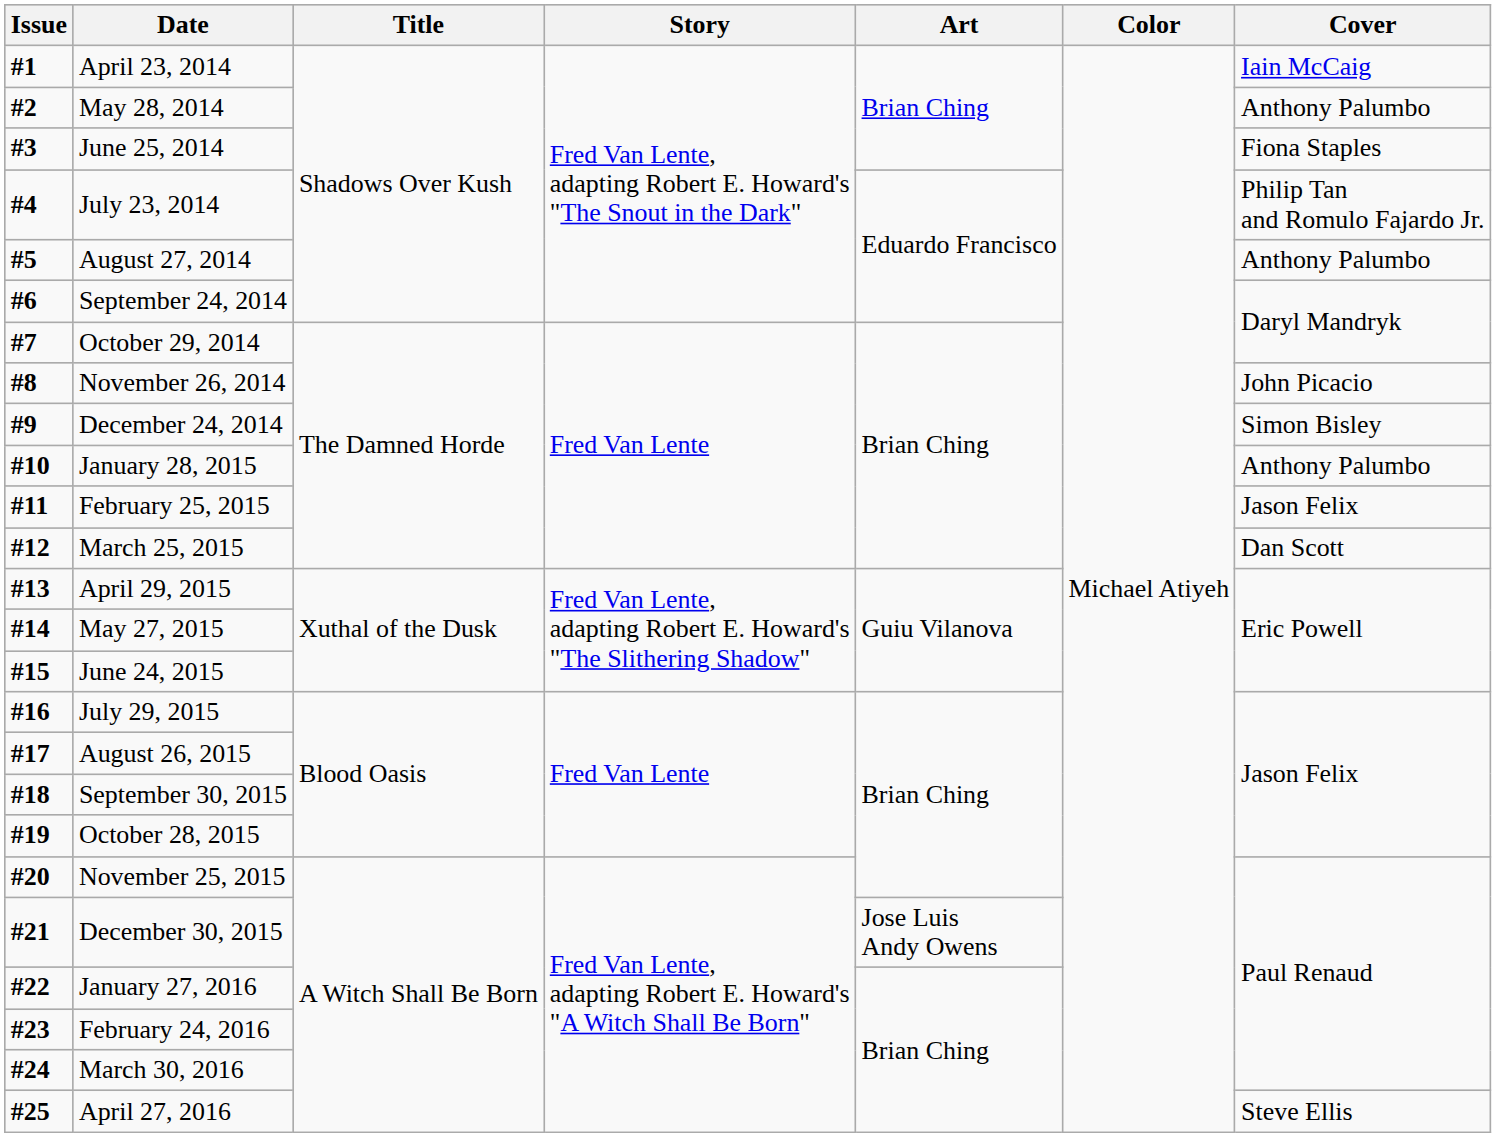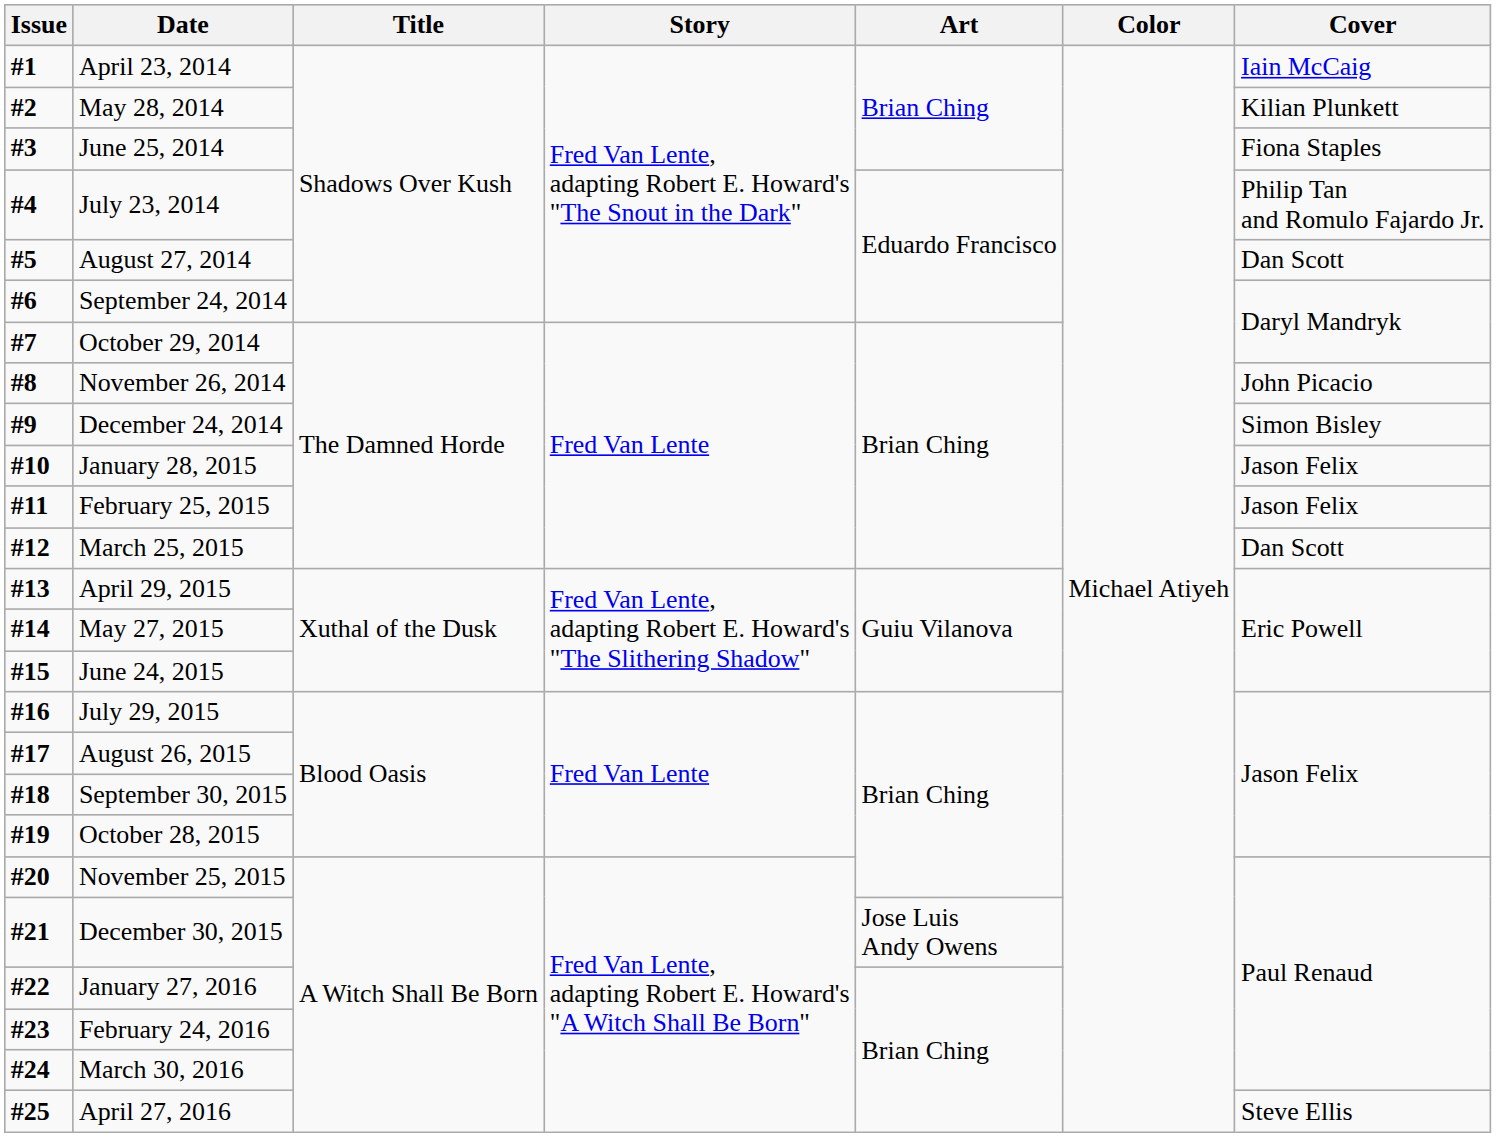(1336, 107) Anthony Palumbo -> (1320, 107) Kilian Plunkett
(1336, 259) Anthony Palumbo -> (1293, 259) Dan Scott
(1336, 465) Anthony Palumbo -> (1300, 465) Jason Felix
